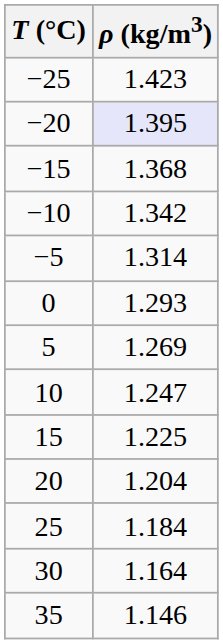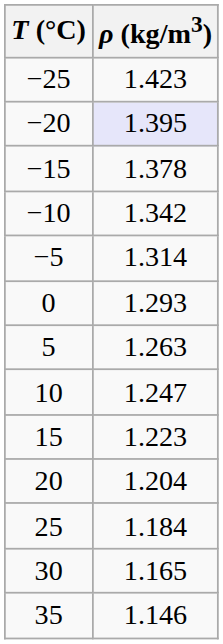(155, 168) 1.368 -> (155, 168) 1.378
(155, 347) 1.269 -> (155, 347) 1.263
(155, 436) 1.225 -> (155, 436) 1.223
(155, 570) 1.164 -> (155, 570) 1.165
